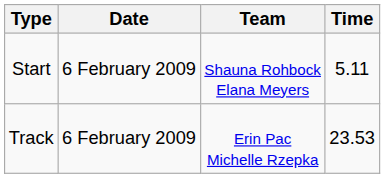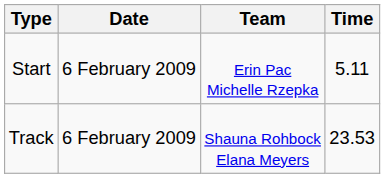(263, 79) Shauna Rohbock Elana Meyers -> (263, 79) Erin Pac Michelle Rzepka
(263, 149) Erin Pac Michelle Rzepka -> (263, 149) Shauna Rohbock Elana Meyers
